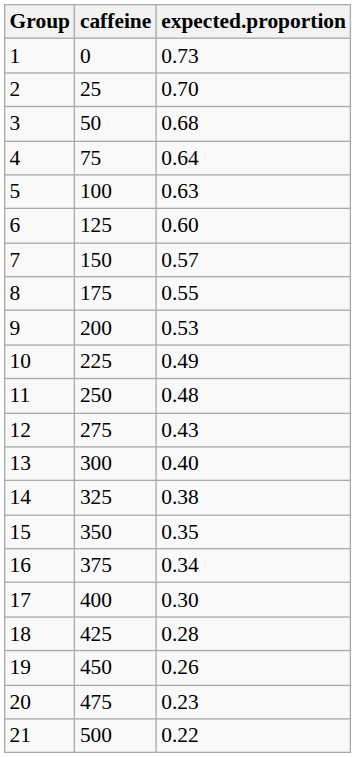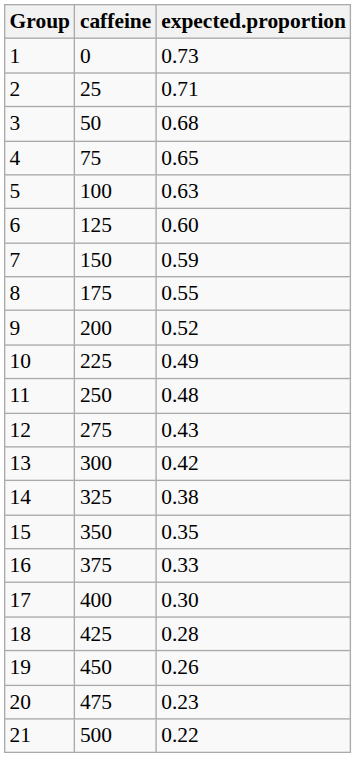(180, 89) 0.70 -> (180, 89) 0.71
(180, 157) 0.64 -> (180, 157) 0.65
(180, 259) 0.57 -> (180, 259) 0.59
(180, 327) 0.53 -> (180, 327) 0.52
(180, 463) 0.40 -> (180, 463) 0.42
(180, 565) 0.34 -> (180, 565) 0.33
